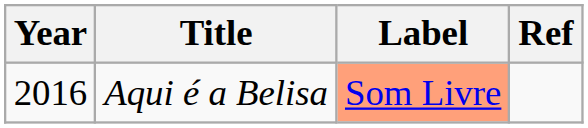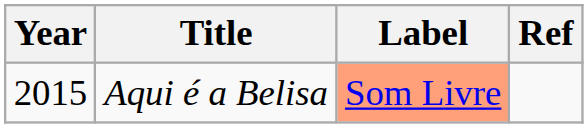(50, 92) 2016 -> (50, 92) 2015
